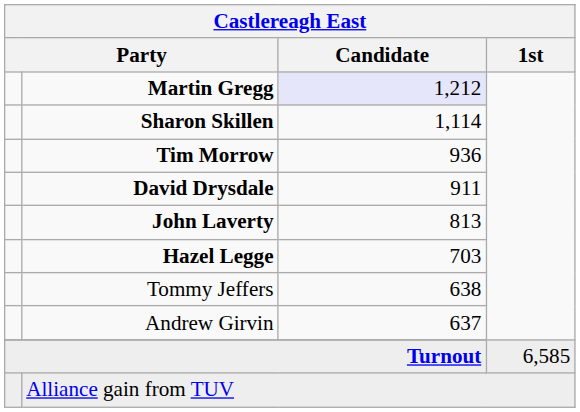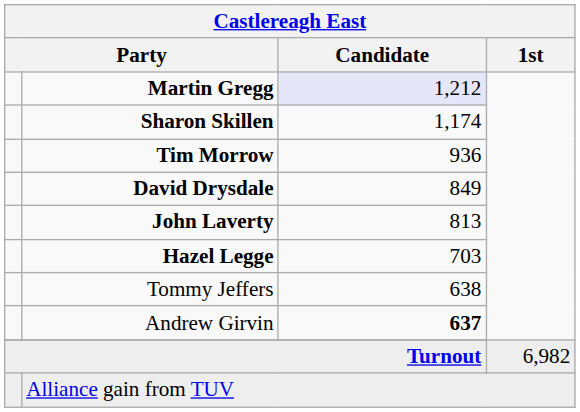(458, 121) 1,114 -> (458, 121) 1,174
(466, 188) 911 -> (465, 188) 849
(465, 322) normal -> (465, 322) bold
(546, 356) 6,585 -> (546, 356) 6,982
